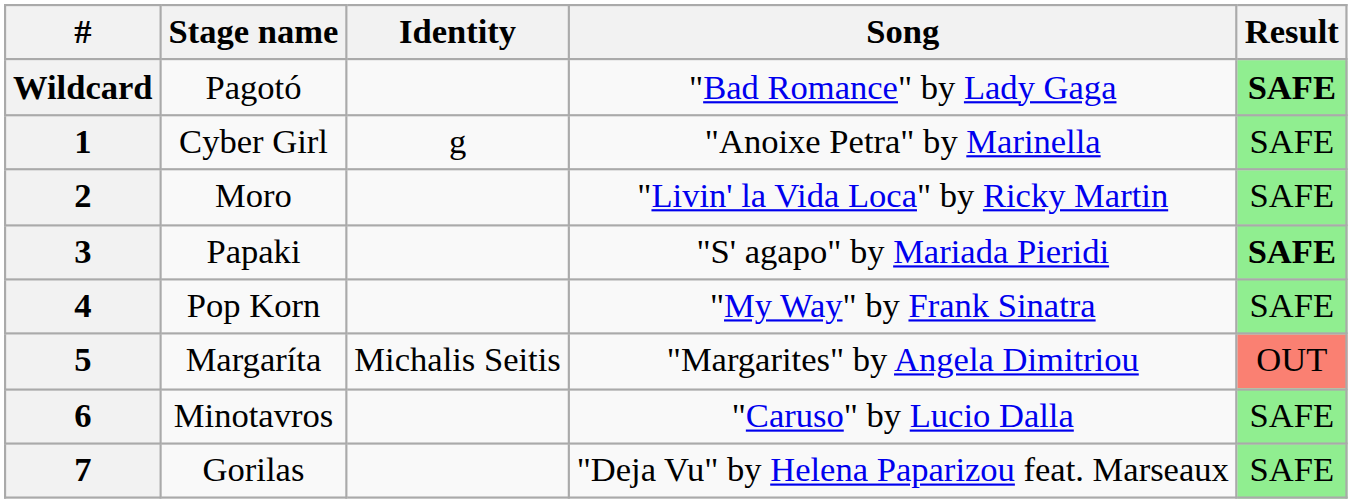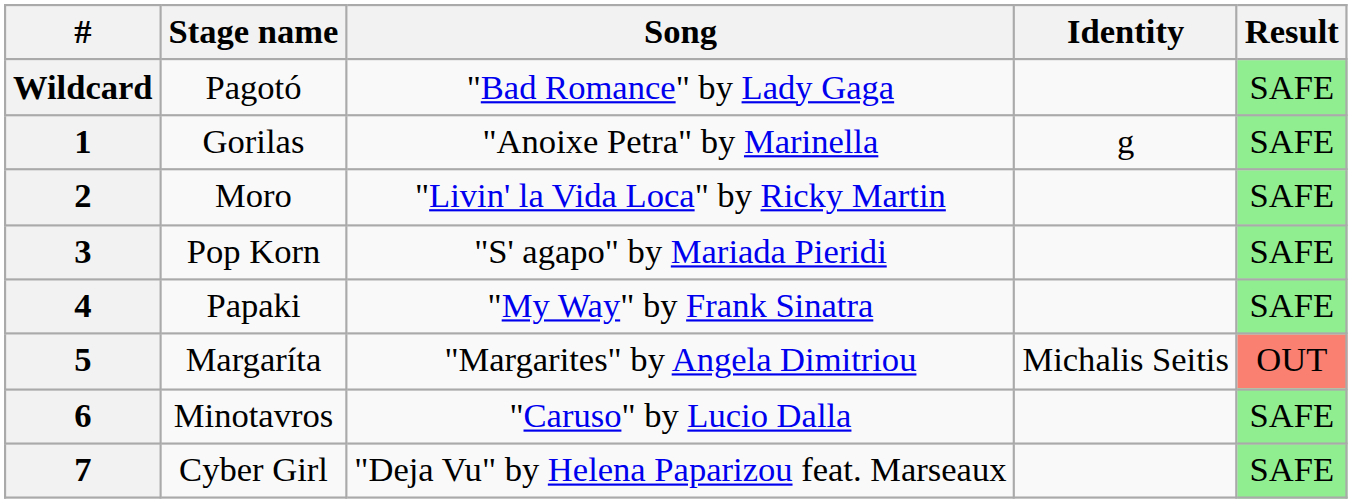columns swapped: (903, 31) <-> (458, 31)
(1292, 86) bold -> (1292, 86) normal
(253, 141) Cyber Girl -> (253, 141) Gorilas
(253, 251) Papaki -> (253, 251) Pop Korn
(1292, 251) bold -> (1292, 251) normal
(253, 305) Pop Korn -> (253, 305) Papaki
(253, 470) Gorilas -> (253, 470) Cyber Girl
